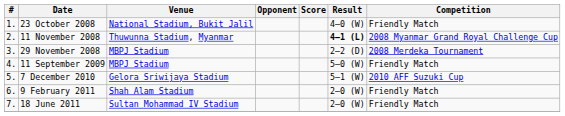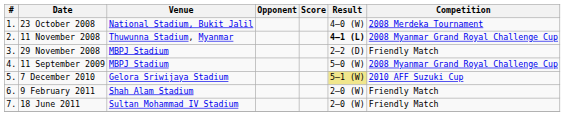(404, 25) Friendly Match -> (426, 25) 2008 Merdeka Tournament
(426, 51) 2008 Merdeka Tournament -> (404, 51) Friendly Match
(404, 65) Friendly Match -> (463, 65) 2008 Myanmar Grand Royal Challenge Cup
(347, 78) no background -> (347, 78) khaki background
